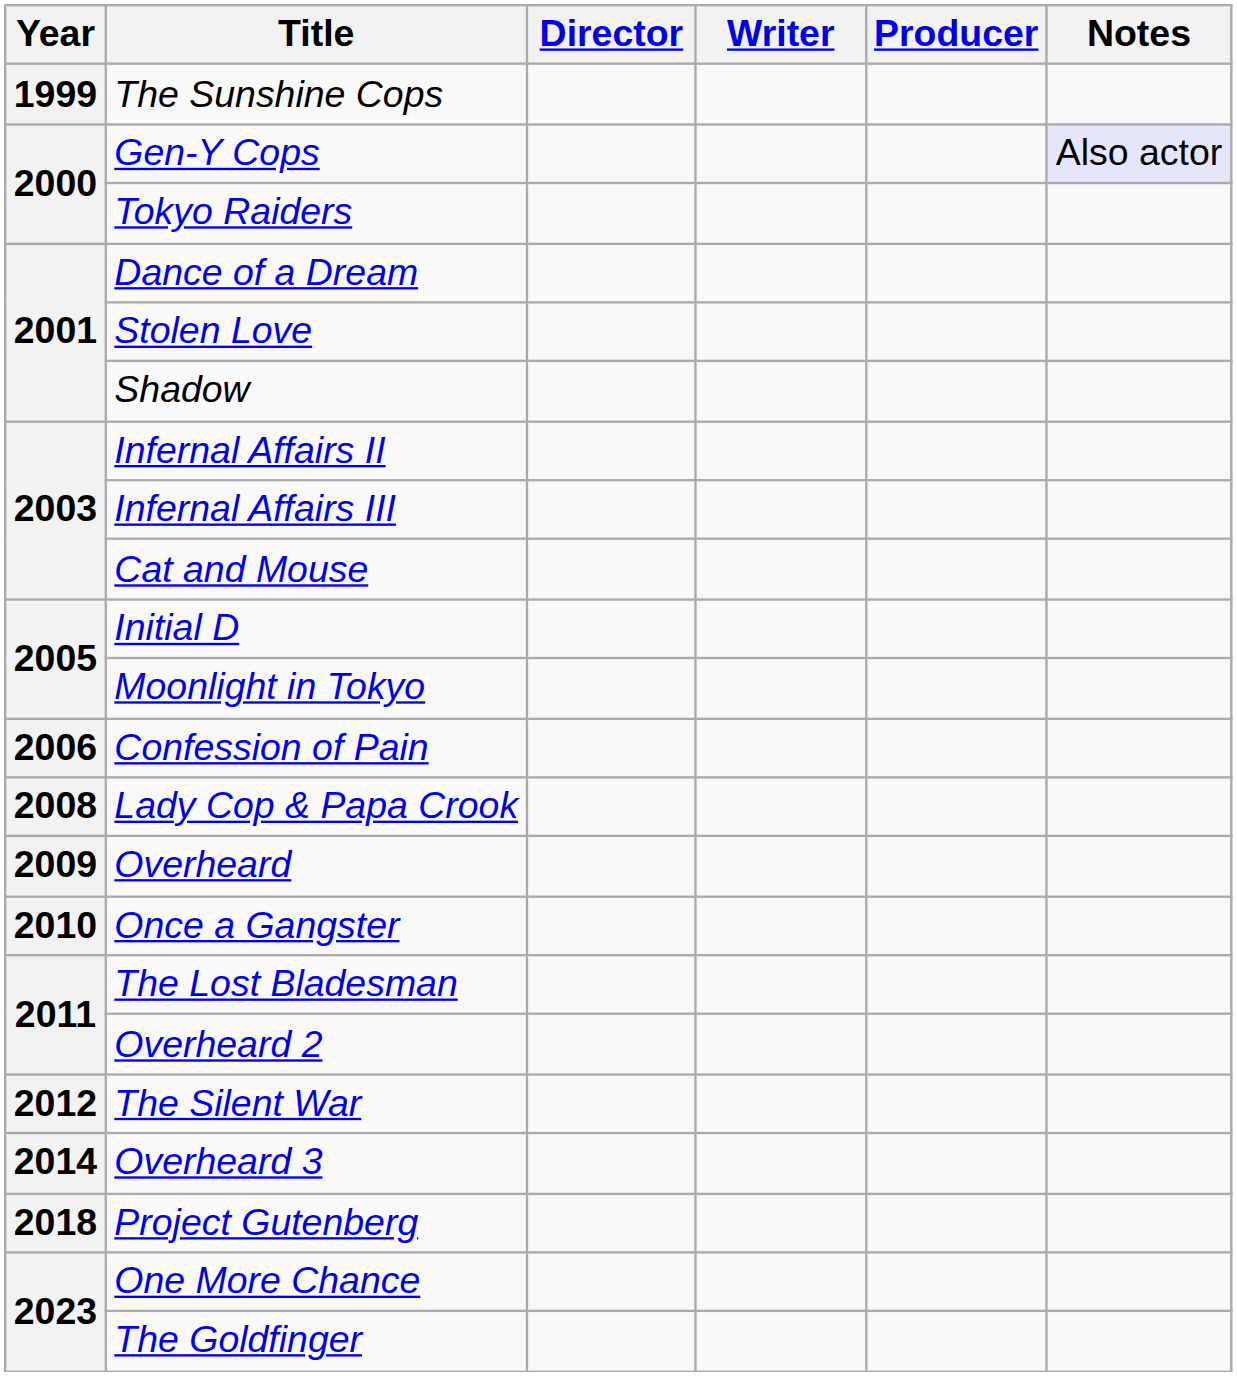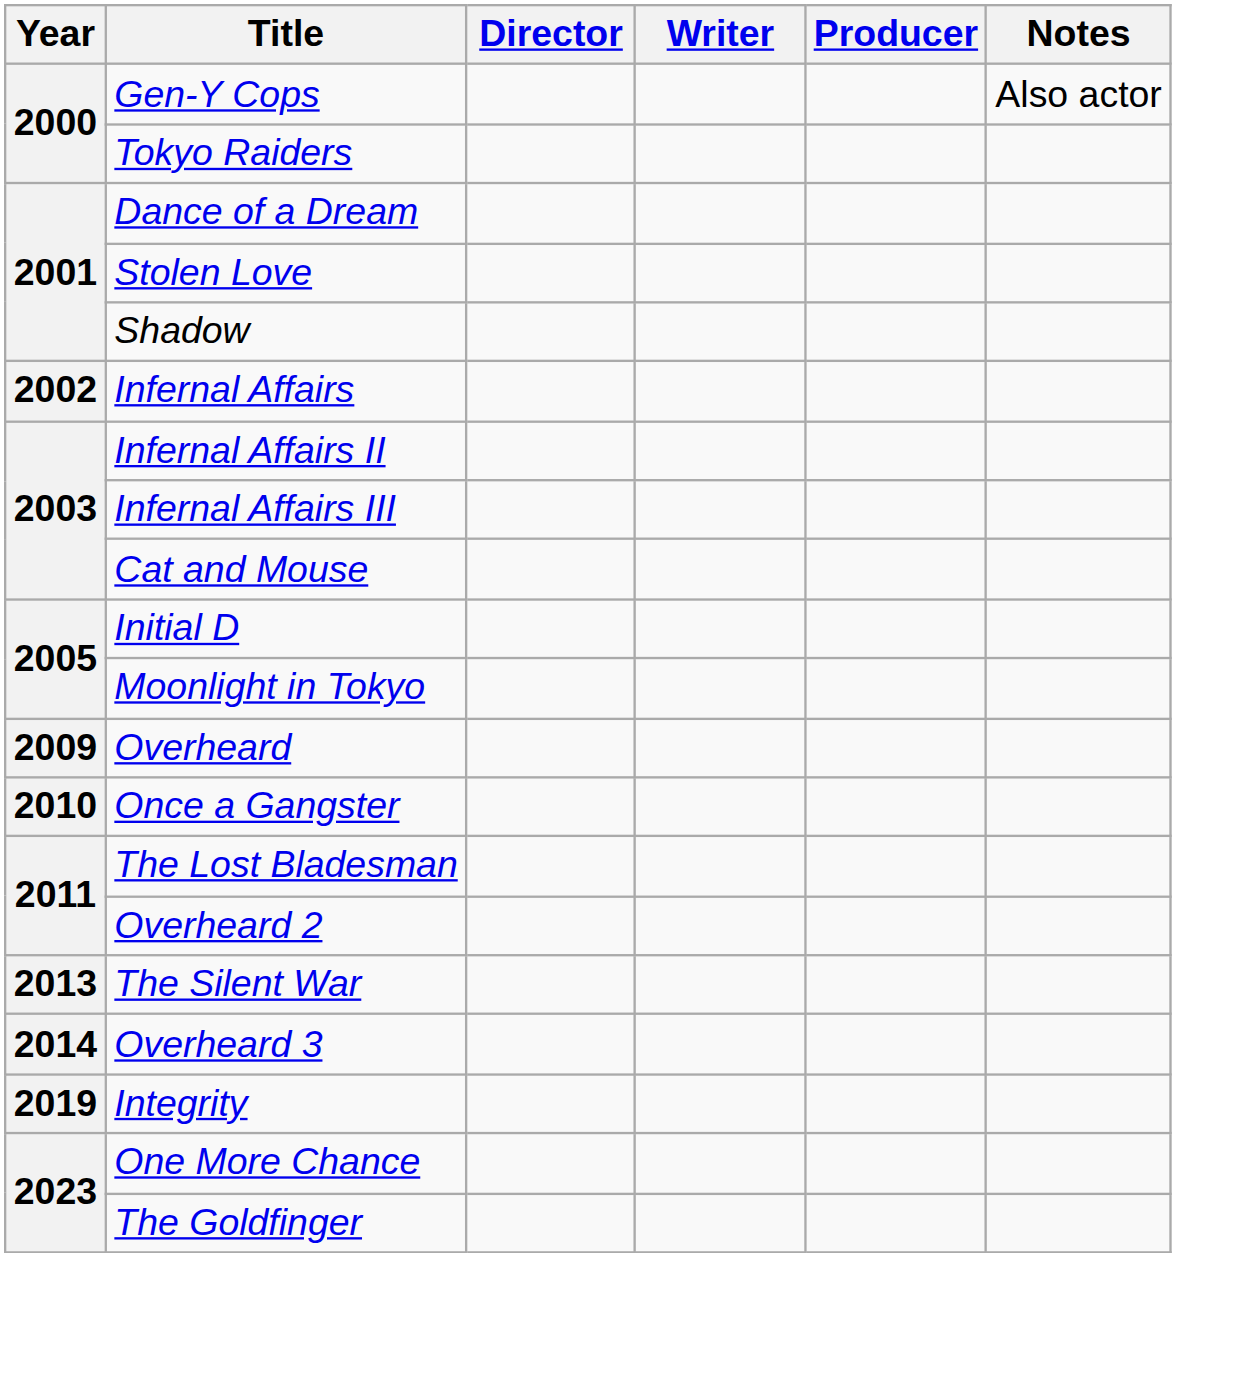- row: (279, 93)
(1139, 152) lavender background -> (1079, 93) no background
+ row: (234, 390)
- row: (271, 746)
- row: (316, 806)
(55, 1102) 2012 -> (55, 984) 2013
- row: (266, 1221)
+ row: (181, 1102)
